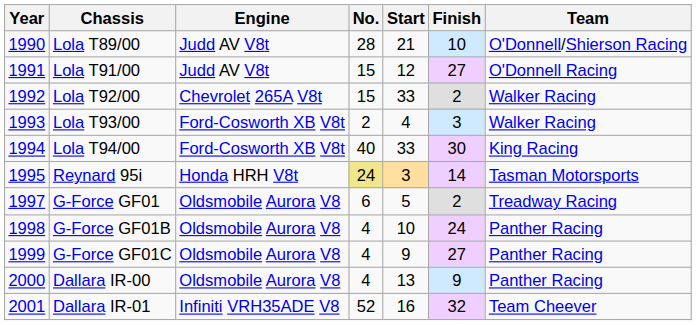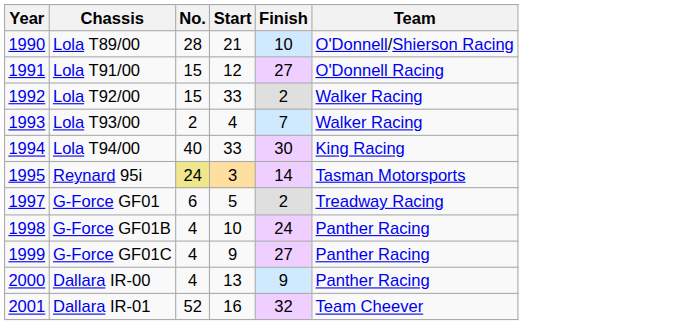- column: (262, 18)
(457, 123) 3 -> (283, 123) 7
